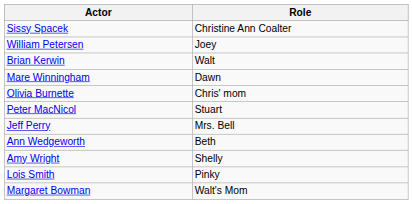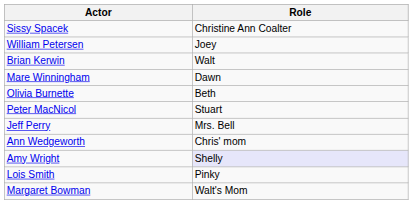(220, 93) Chris' mom -> (205, 93) Beth
(205, 142) Beth -> (220, 142) Chris' mom
(209, 158) no background -> (209, 158) lavender background
